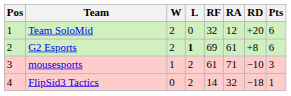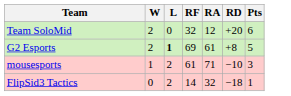- column: (15, 13)
(271, 47) 6 -> (250, 47) 5
